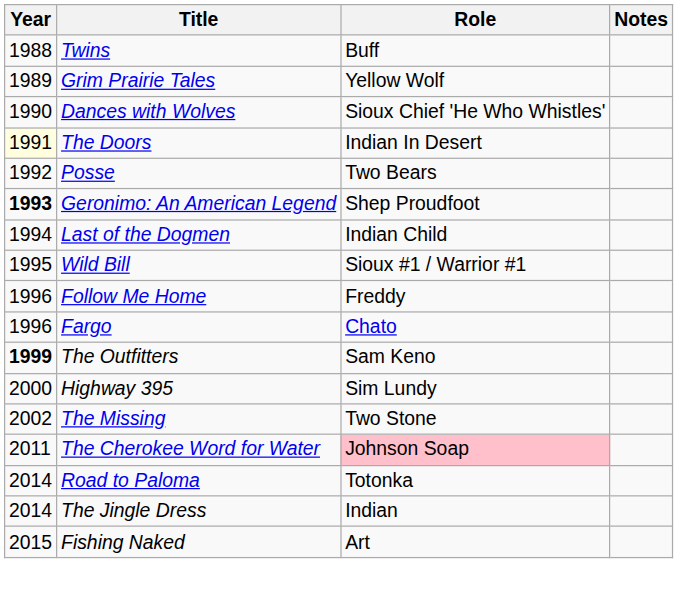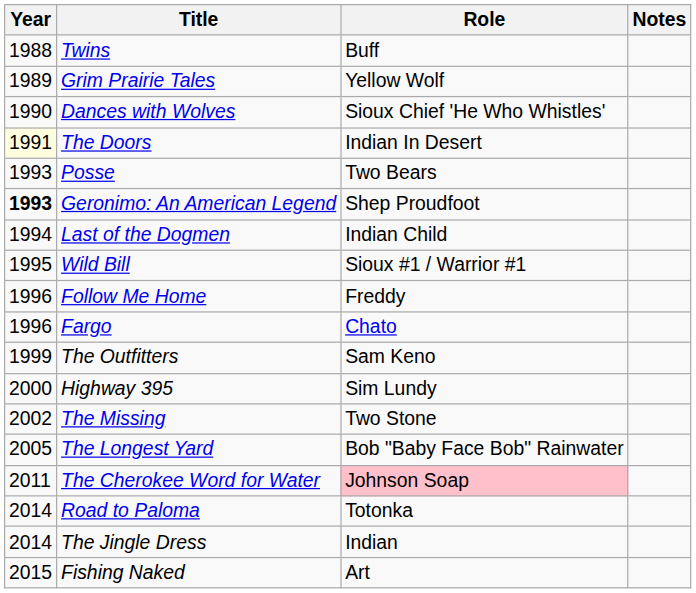(31, 173) 1992 -> (31, 173) 1993
(31, 357) bold -> (31, 357) normal
+ row: (137, 449)
